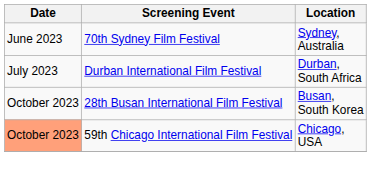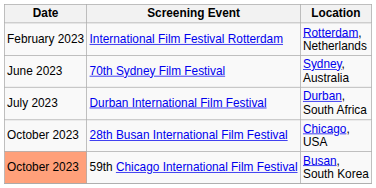+ row: (186, 39)
(331, 103) Busan, South Korea -> (326, 135) Chicago, USA
(321, 135) Chicago, USA -> (336, 167) Busan, South Korea
